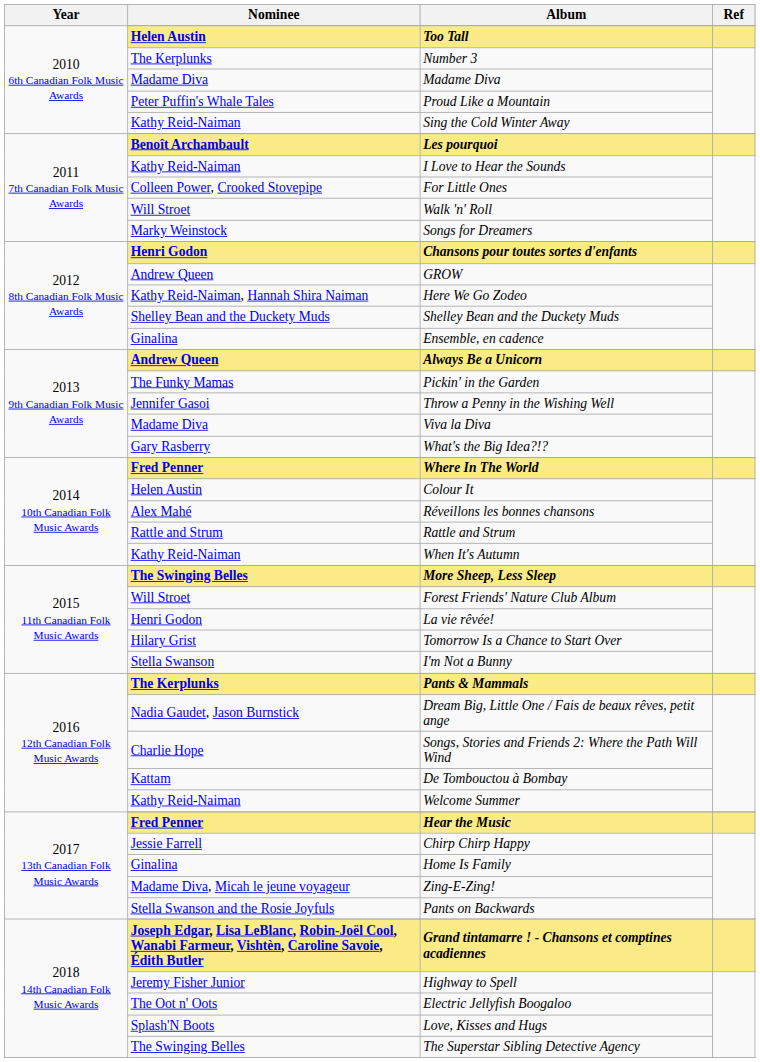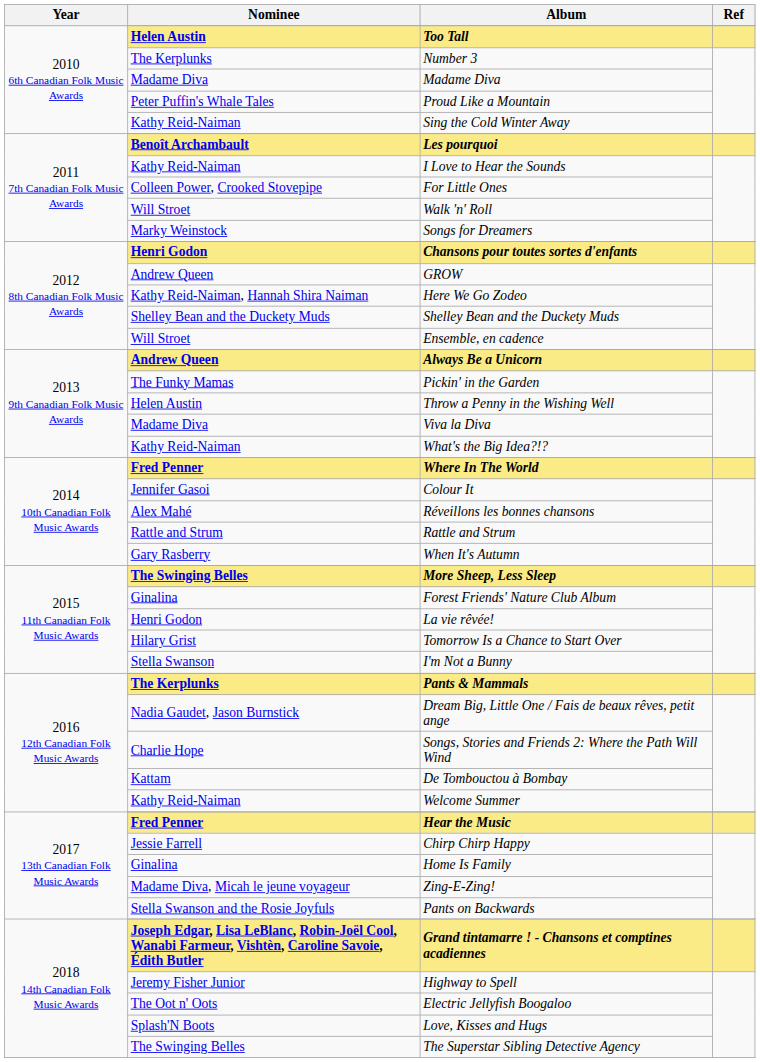(154, 338) Ginalina -> (160, 338) Will Stroet
(170, 403) Jennifer Gasoi -> (166, 403) Helen Austin
(171, 446) Gary Rasberry -> (186, 446) Kathy Reid-Naiman
(166, 489) Helen Austin -> (170, 489) Jennifer Gasoi
(186, 554) Kathy Reid-Naiman -> (171, 554) Gary Rasberry
(160, 597) Will Stroet -> (154, 597) Ginalina
